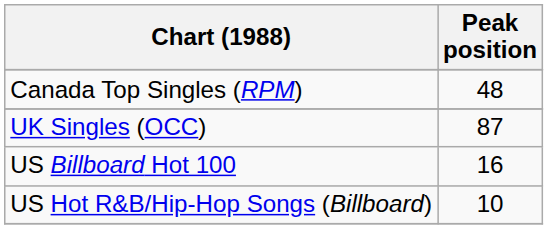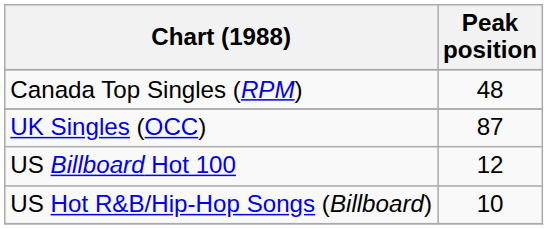(490, 165) 16 -> (490, 165) 12
